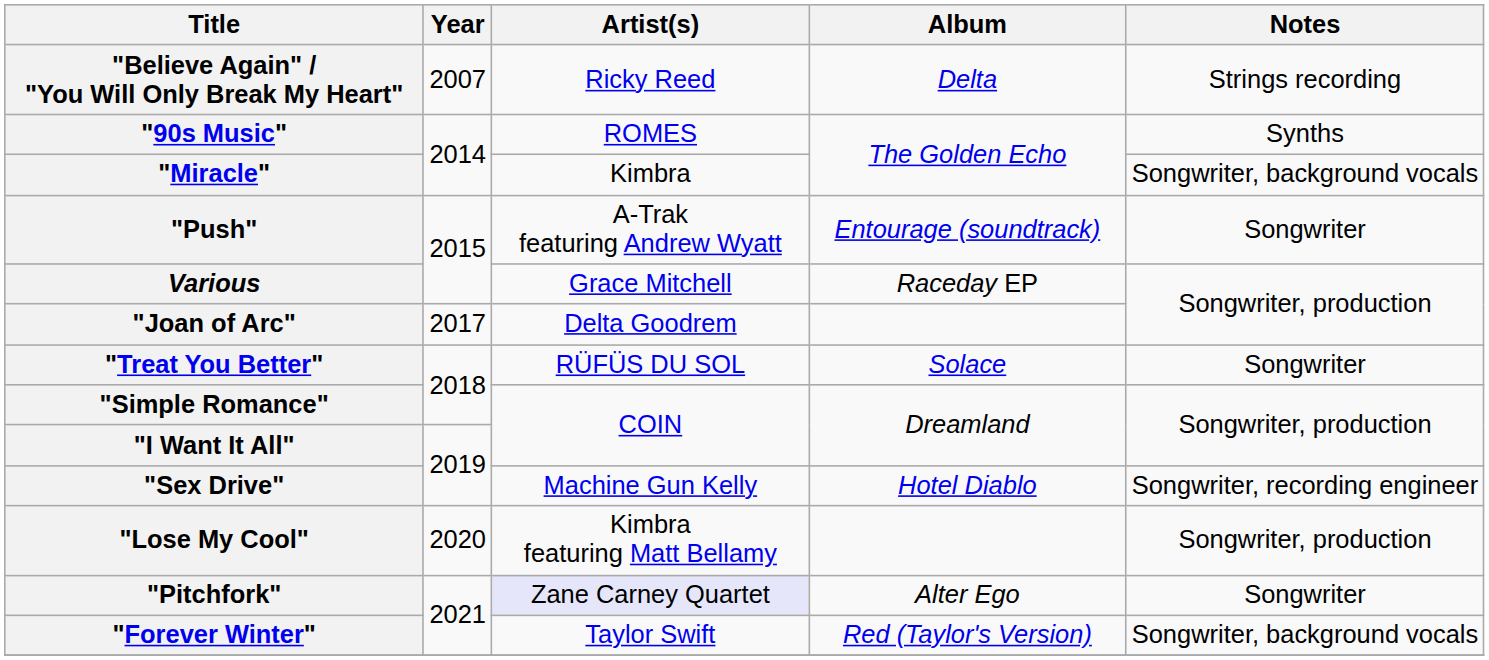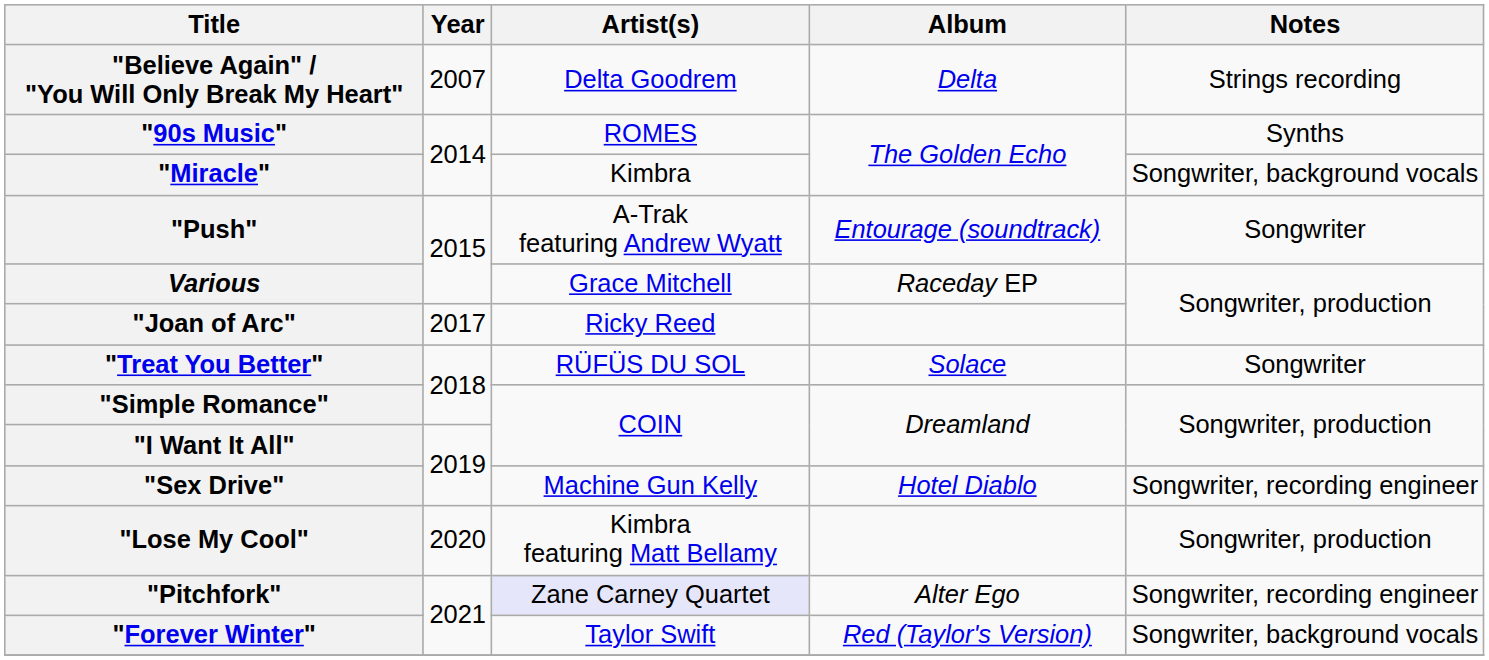(650, 79) Ricky Reed -> (650, 79) Delta Goodrem
(650, 323) Delta Goodrem -> (650, 323) Ricky Reed
(1305, 594) Songwriter -> (1305, 594) Songwriter, recording engineer
